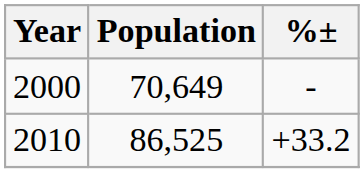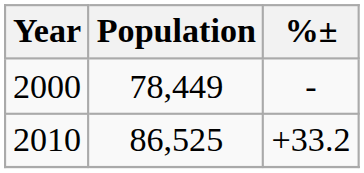(176, 85) 70,649 -> (176, 85) 78,449
